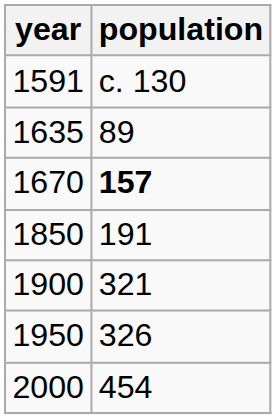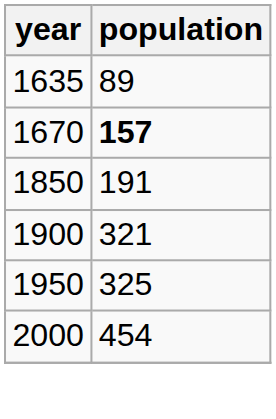- row: (48, 81)
(126, 336) 326 -> (126, 285) 325
